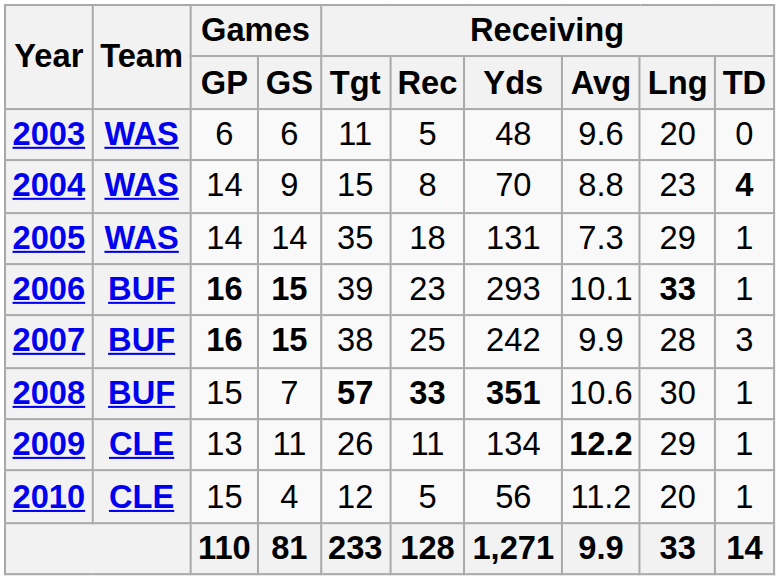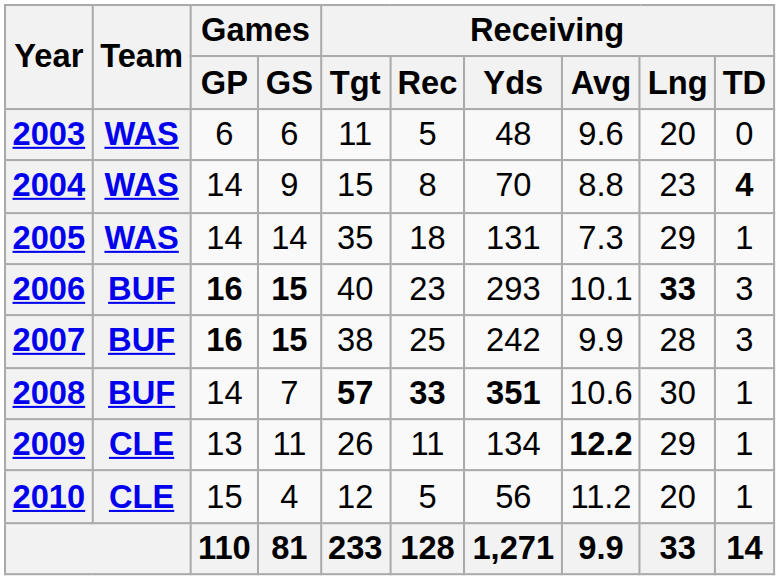(355, 289) 39 -> (355, 289) 40
(744, 289) 1 -> (744, 289) 3
(224, 392) 15 -> (224, 392) 14
